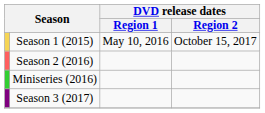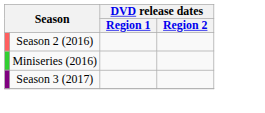- row: (55, 42)
